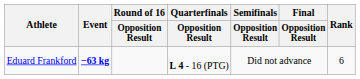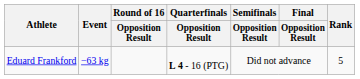(95, 61) bold -> (95, 61) normal
(341, 61) 6 -> (341, 61) 5
